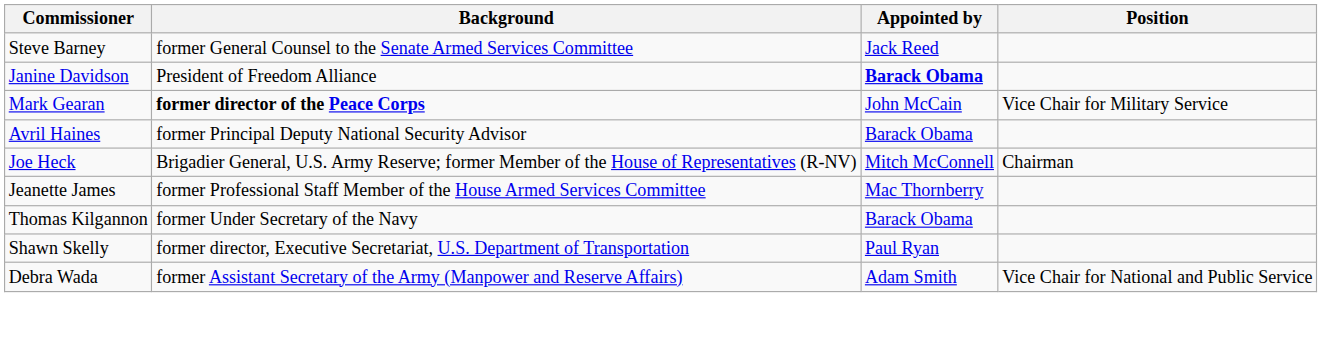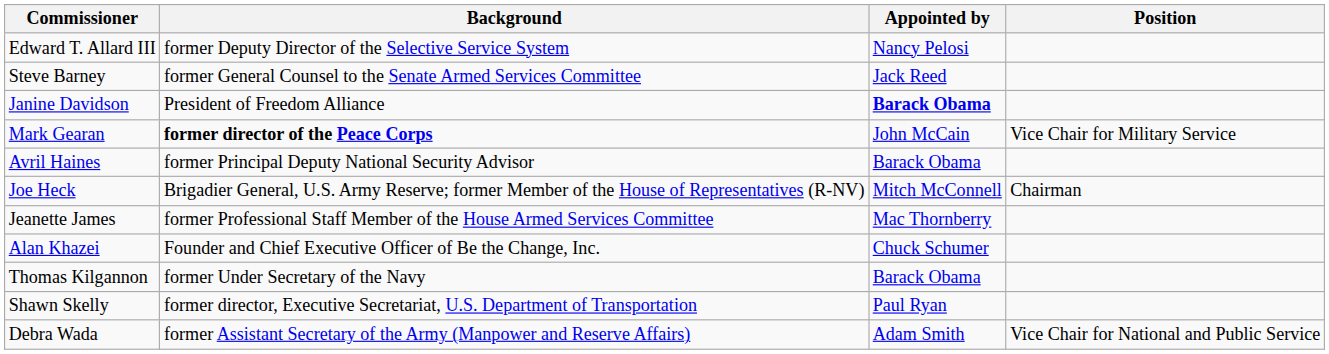+ row: (82, 47)
+ row: (54, 248)
